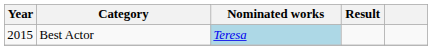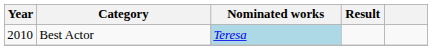(20, 34) 2015 -> (20, 34) 2010
